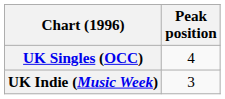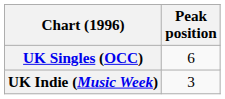(191, 57) 4 -> (191, 57) 6
